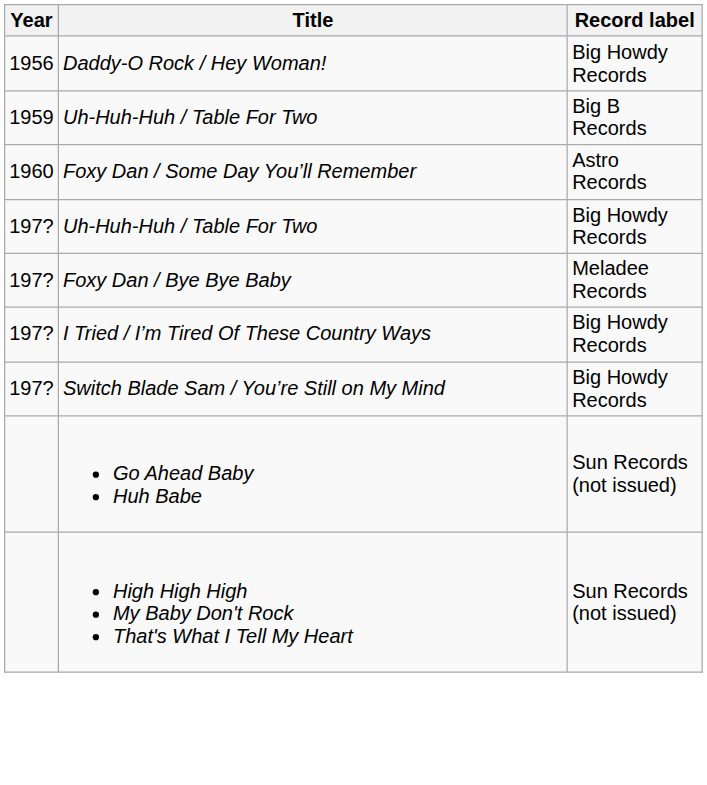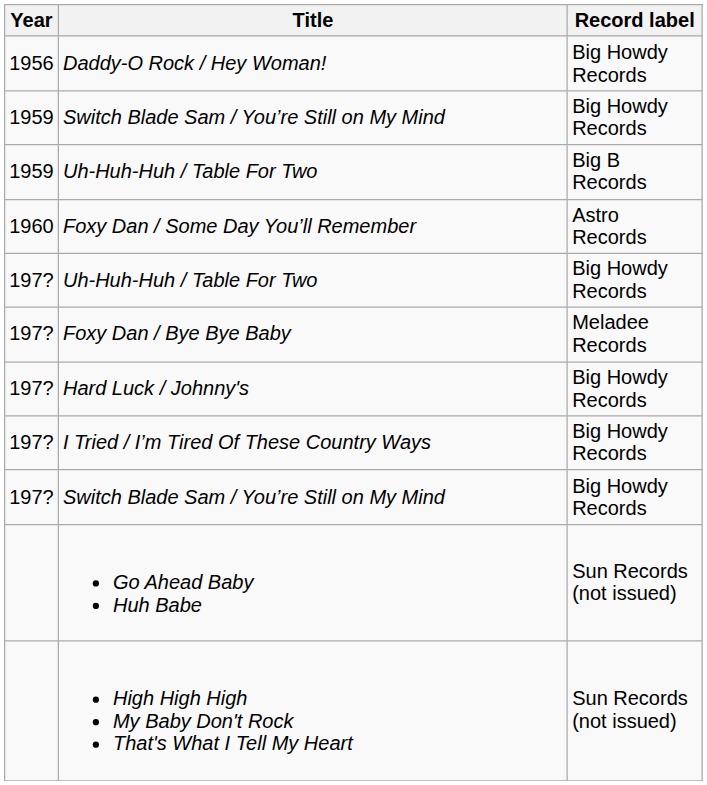+ row: (31, 117)
+ row: (31, 388)
